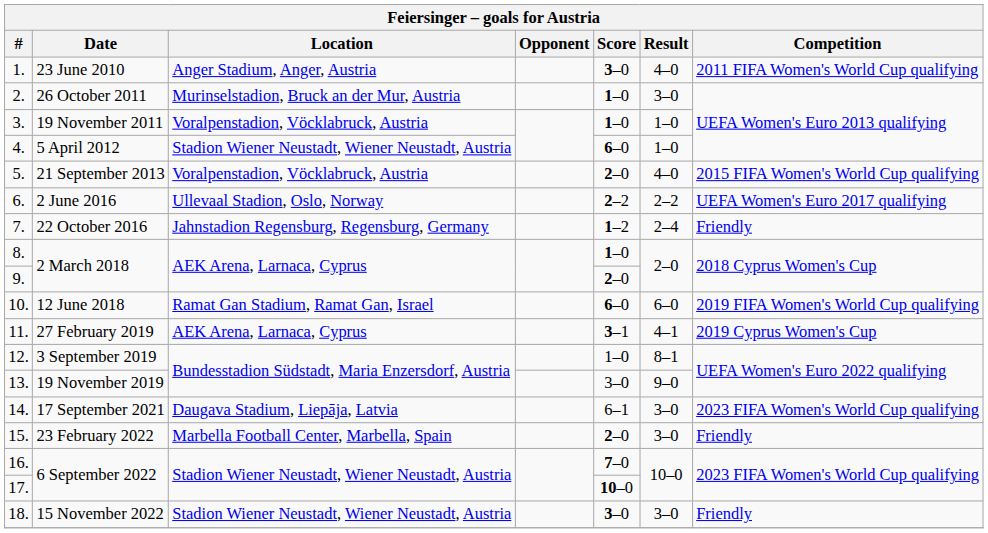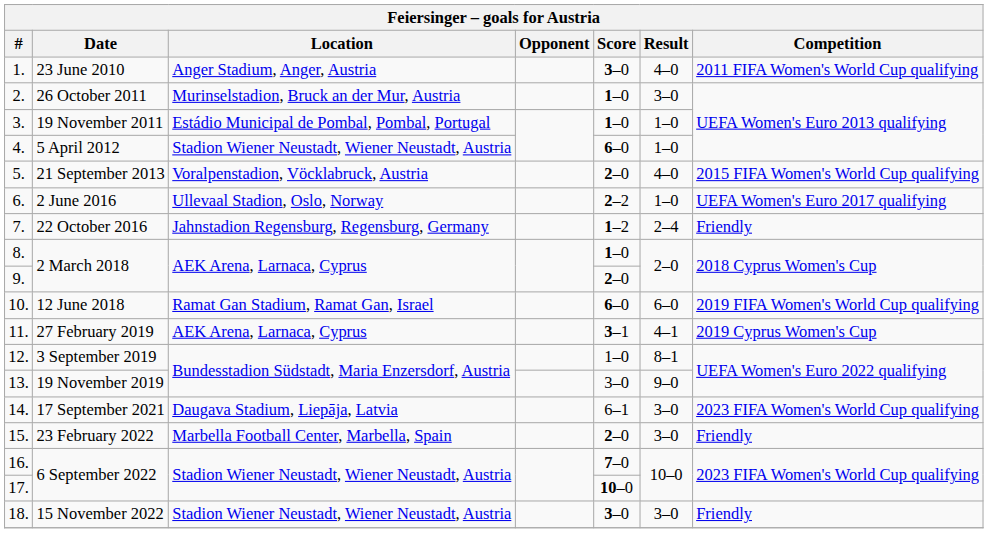(300, 122) Voralpenstadion, Vöcklabruck, Austria -> (331, 122) Estádio Municipal de Pombal, Pombal, Portugal
(666, 200) 2–2 -> (666, 200) 1–0
